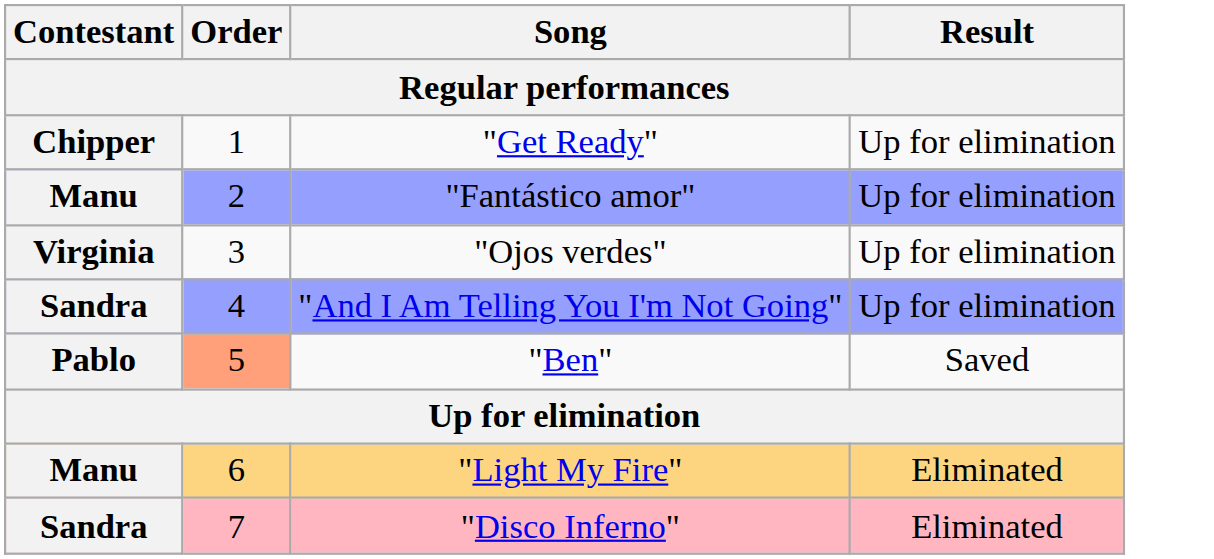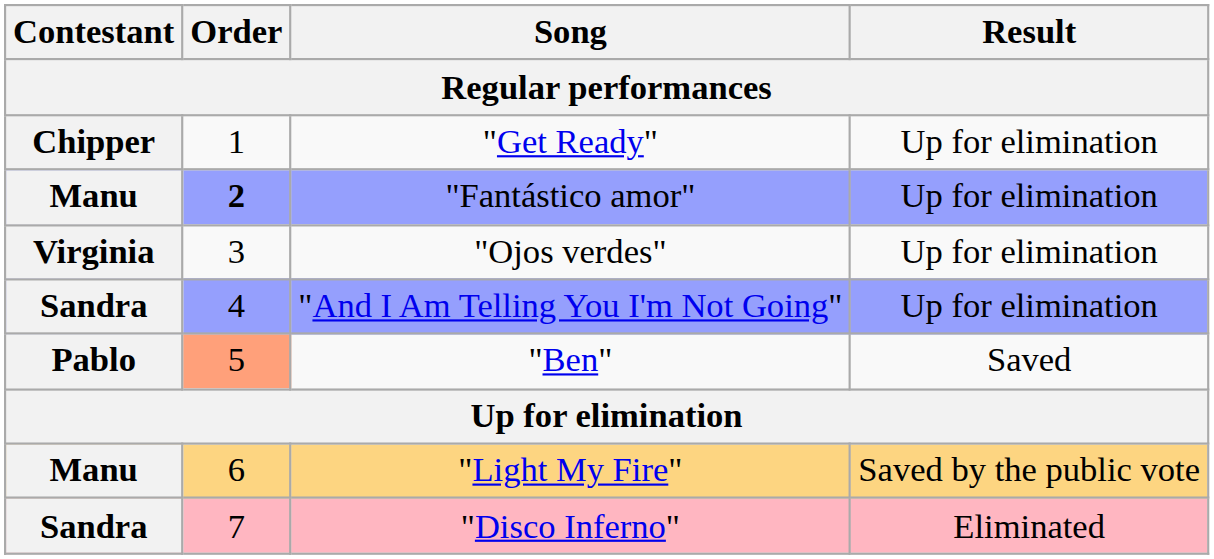(236, 196) normal -> (236, 196) bold
(987, 470) Eliminated -> (1029, 470) Saved by the public vote
